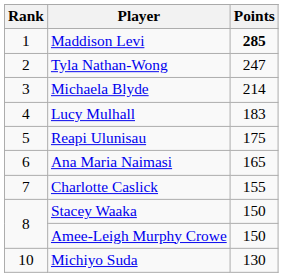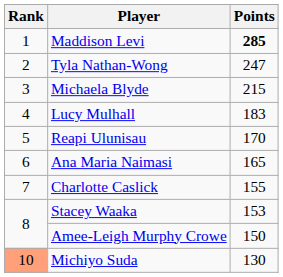(254, 89) 214 -> (254, 89) 215
(254, 138) 175 -> (254, 138) 170
(254, 211) 150 -> (254, 211) 153
(26, 260) no background -> (26, 260) lightsalmon background
